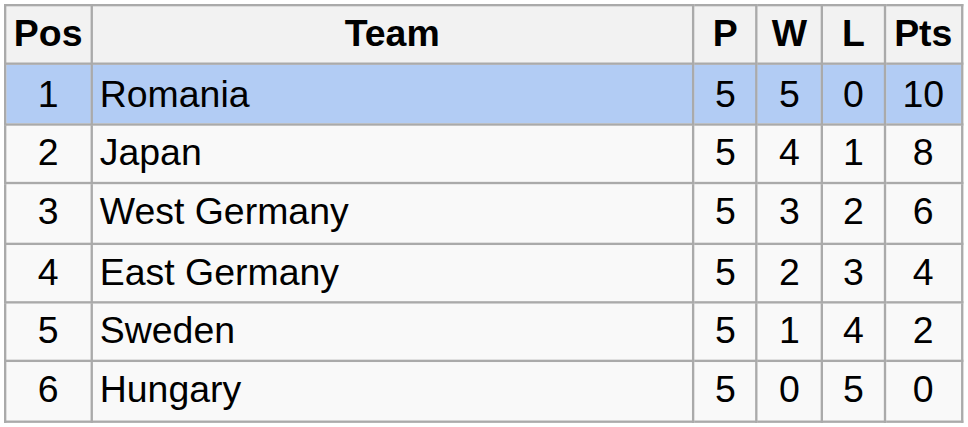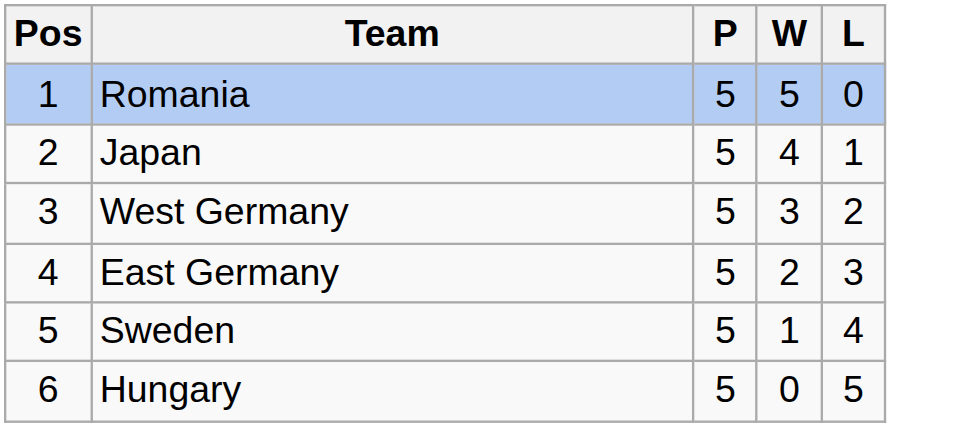- column: (923, 34)
